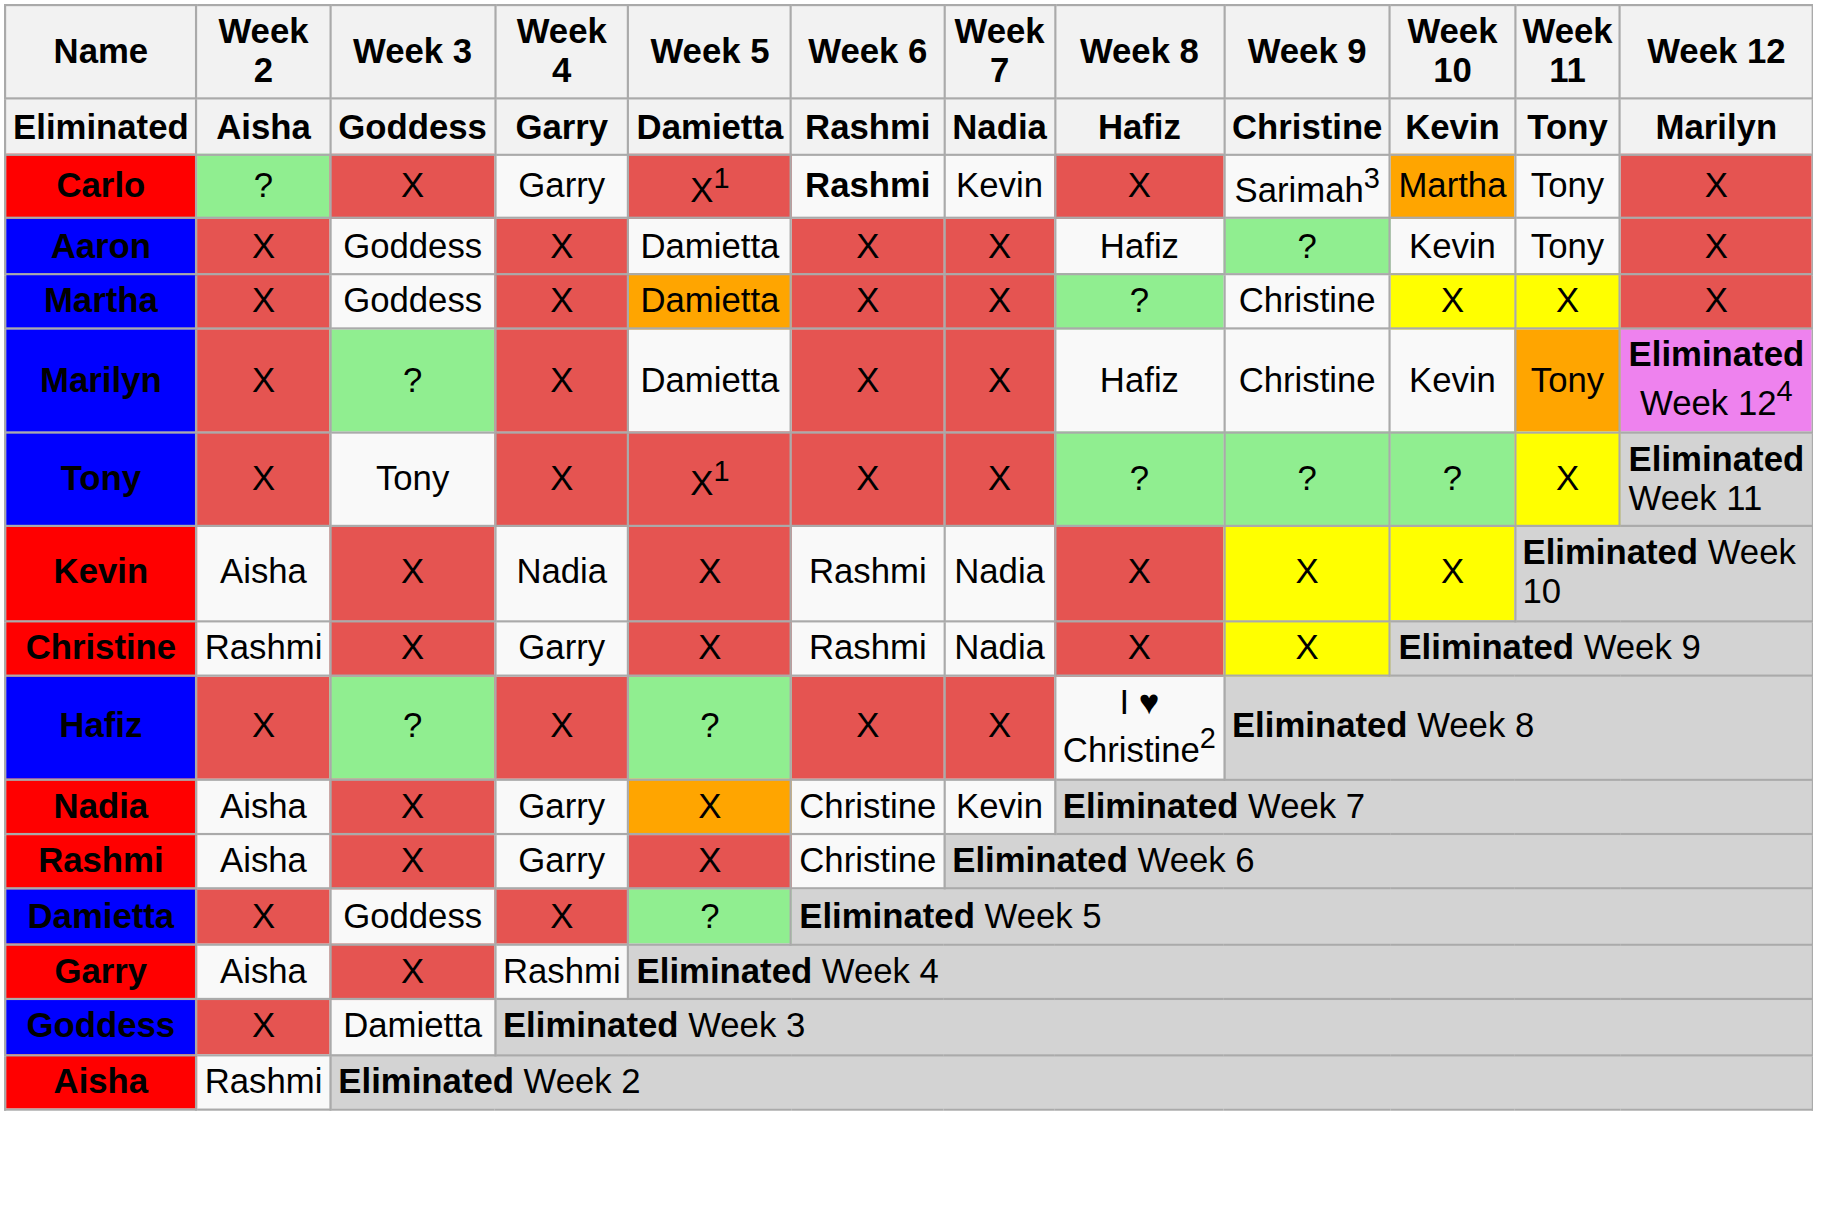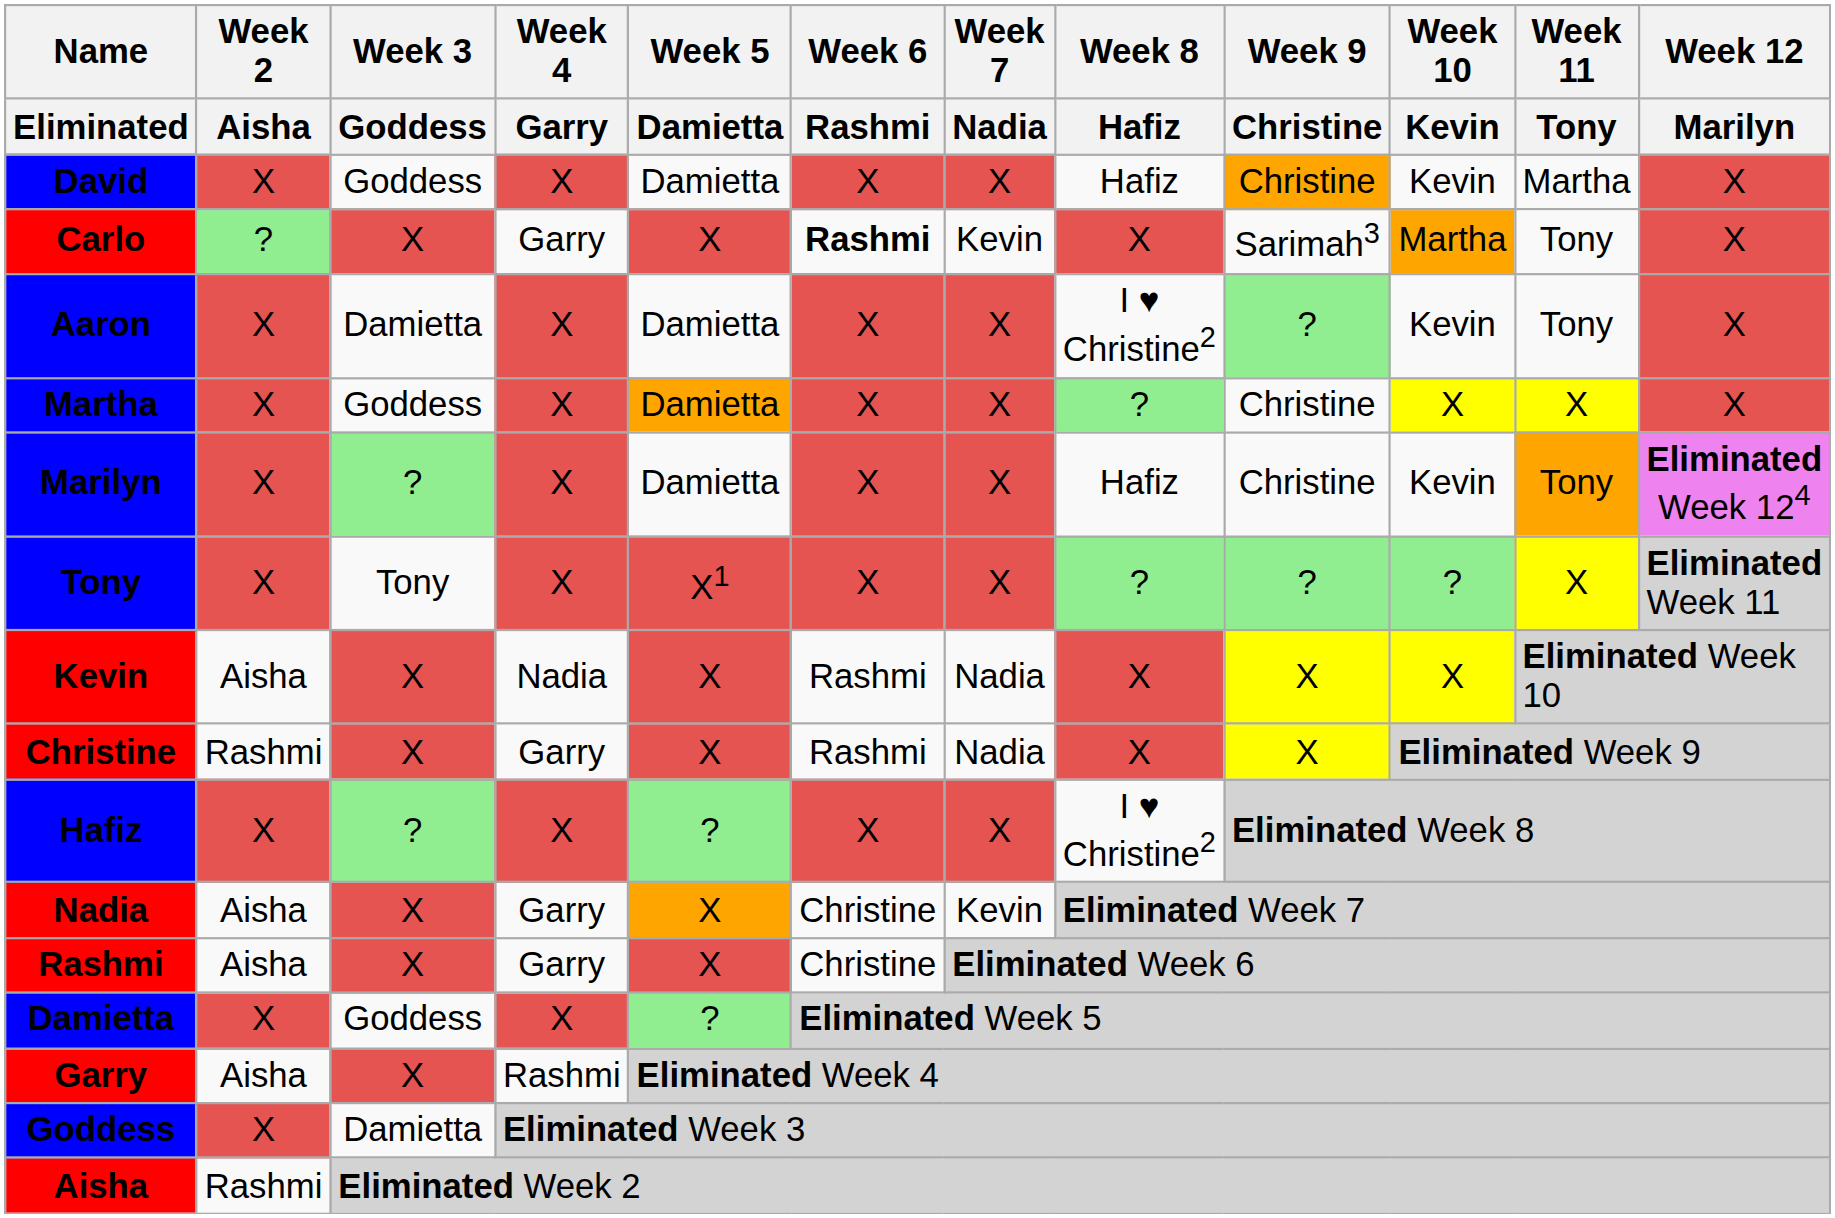+ row: (101, 181)
(710, 185) X1 -> (710, 240) X
(413, 245) Goddess -> (413, 324) Damietta
(1139, 245) Hafiz -> (1139, 324) I ♥ Christine2
